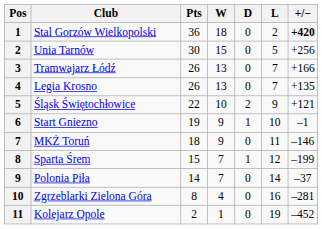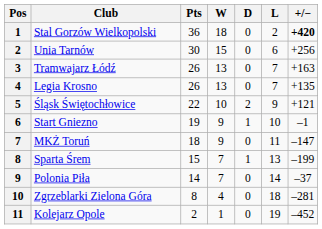(275, 50) 5 -> (275, 50) 6
(303, 68) +166 -> (303, 68) +163
(303, 141) –146 -> (303, 141) –147
(275, 159) 12 -> (275, 159) 13
(275, 196) 16 -> (275, 196) 18
